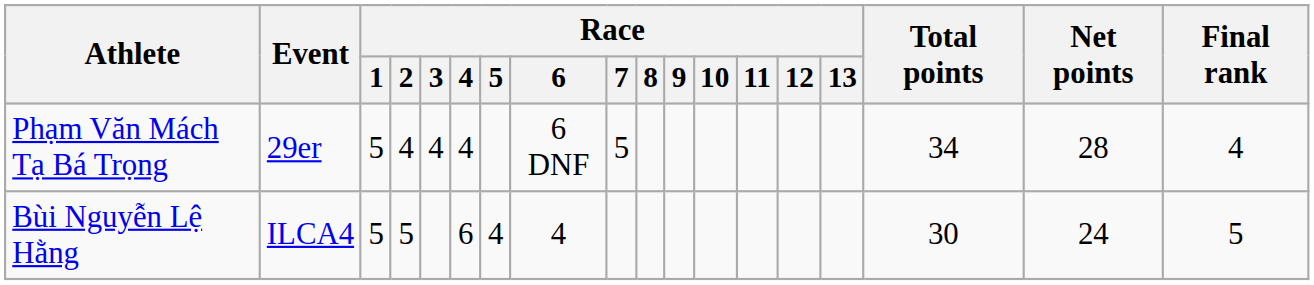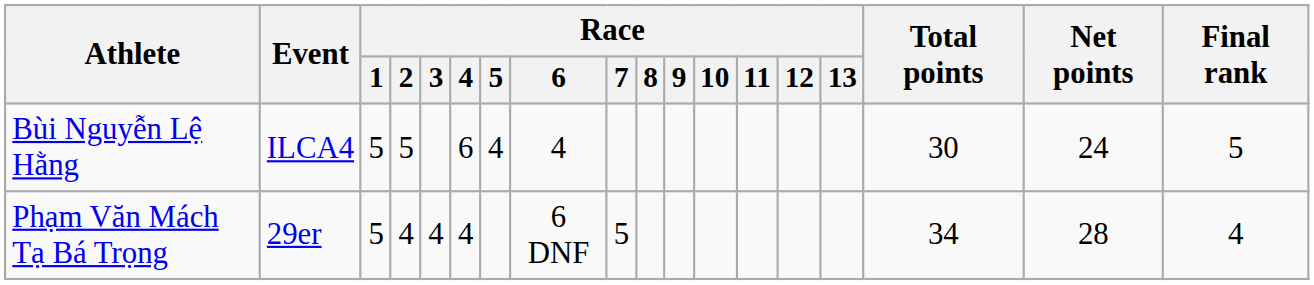rows swapped: (107, 234) <-> (116, 147)
